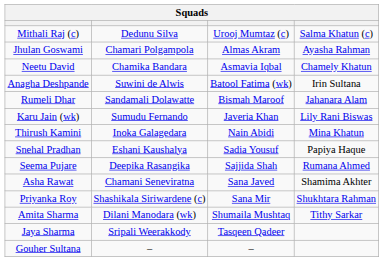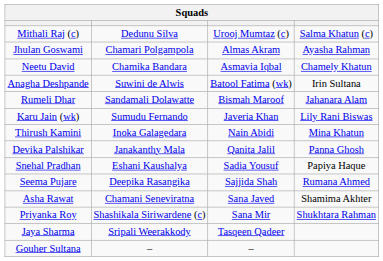+ row: (48, 149)
- row: (48, 215)
